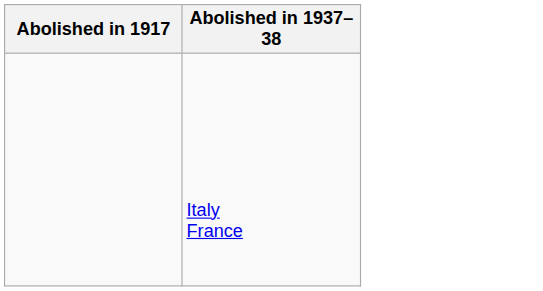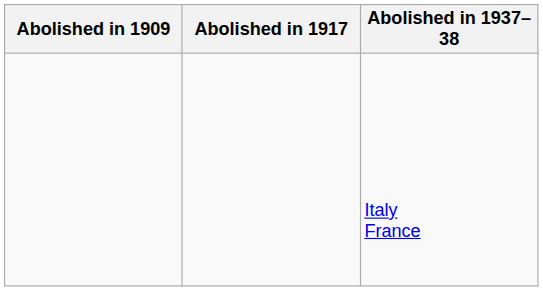+ column: (93, 29)
